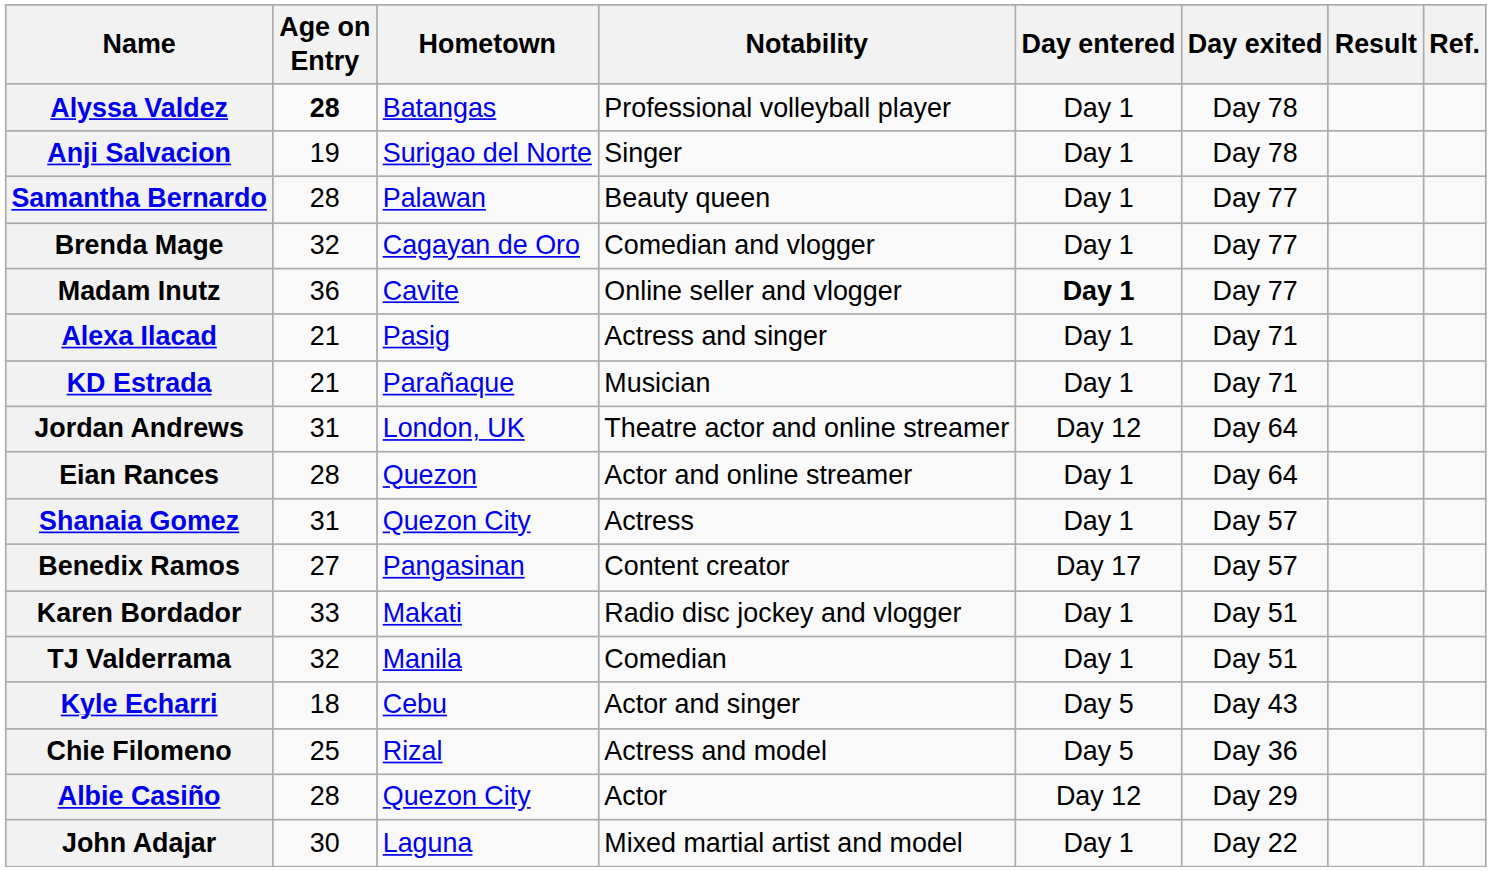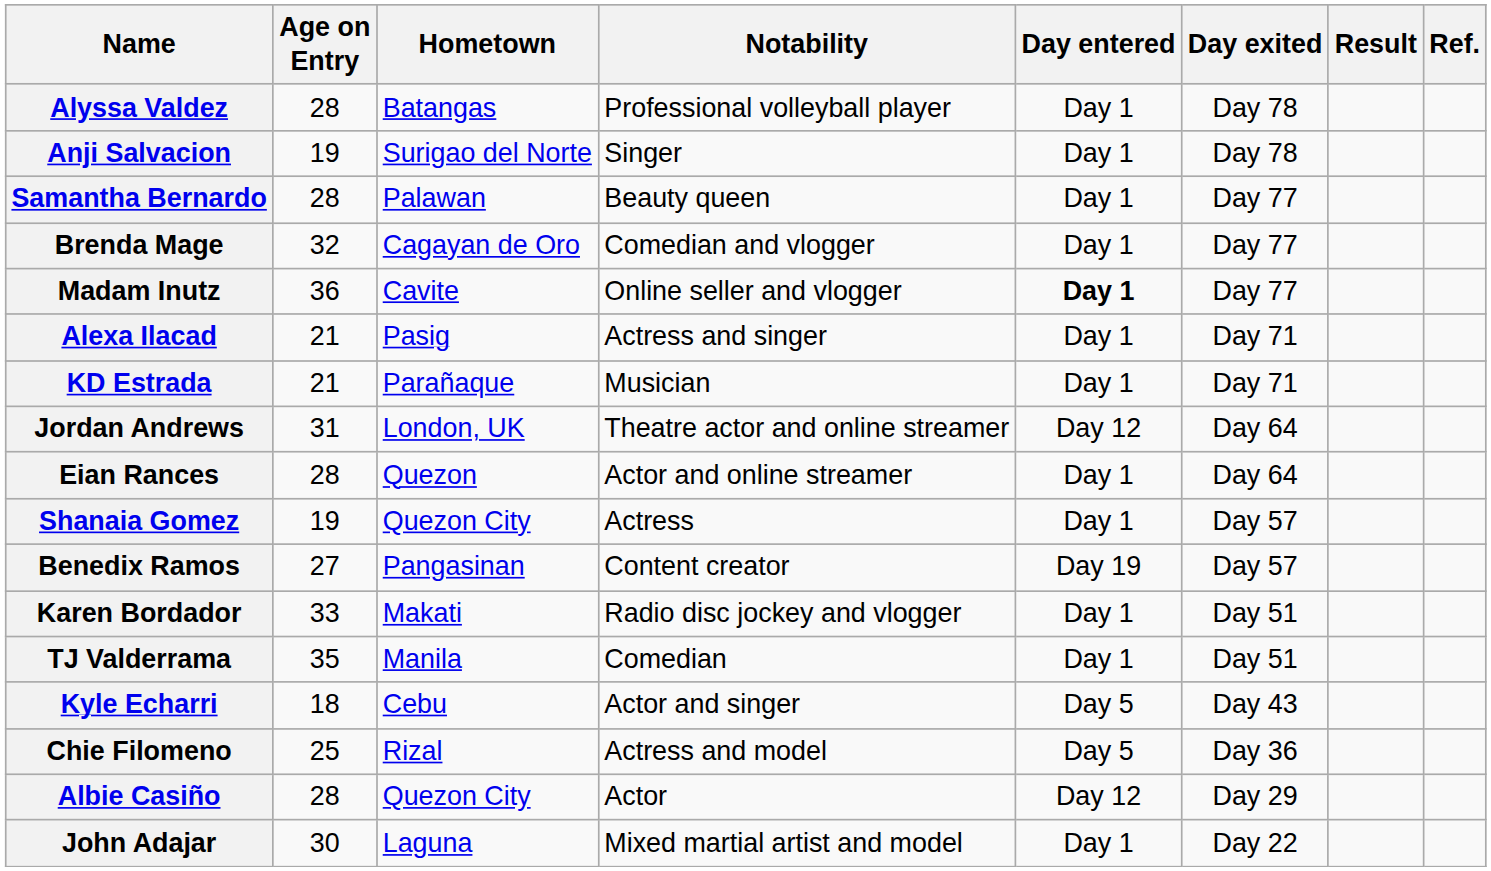(325, 107) bold -> (325, 107) normal
(325, 520) 31 -> (325, 520) 19
(1099, 566) Day 17 -> (1099, 566) Day 19
(325, 658) 32 -> (325, 658) 35
